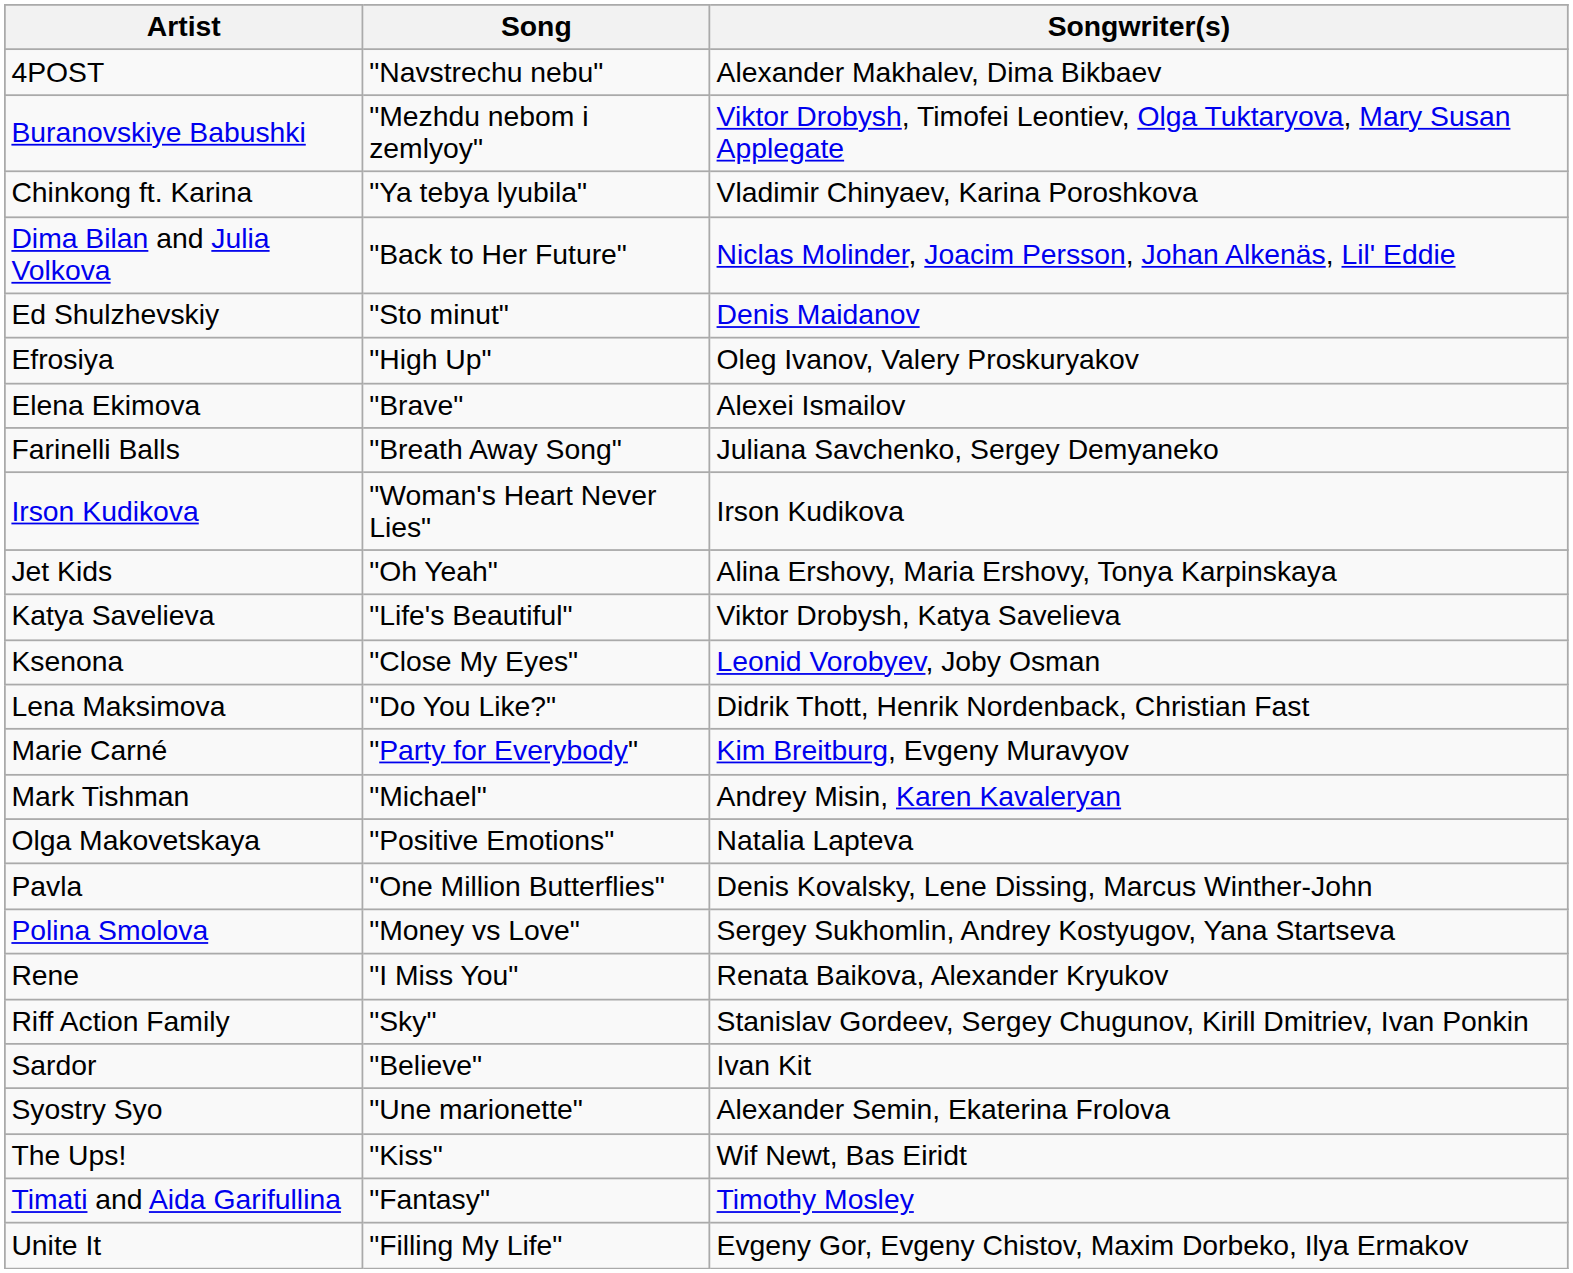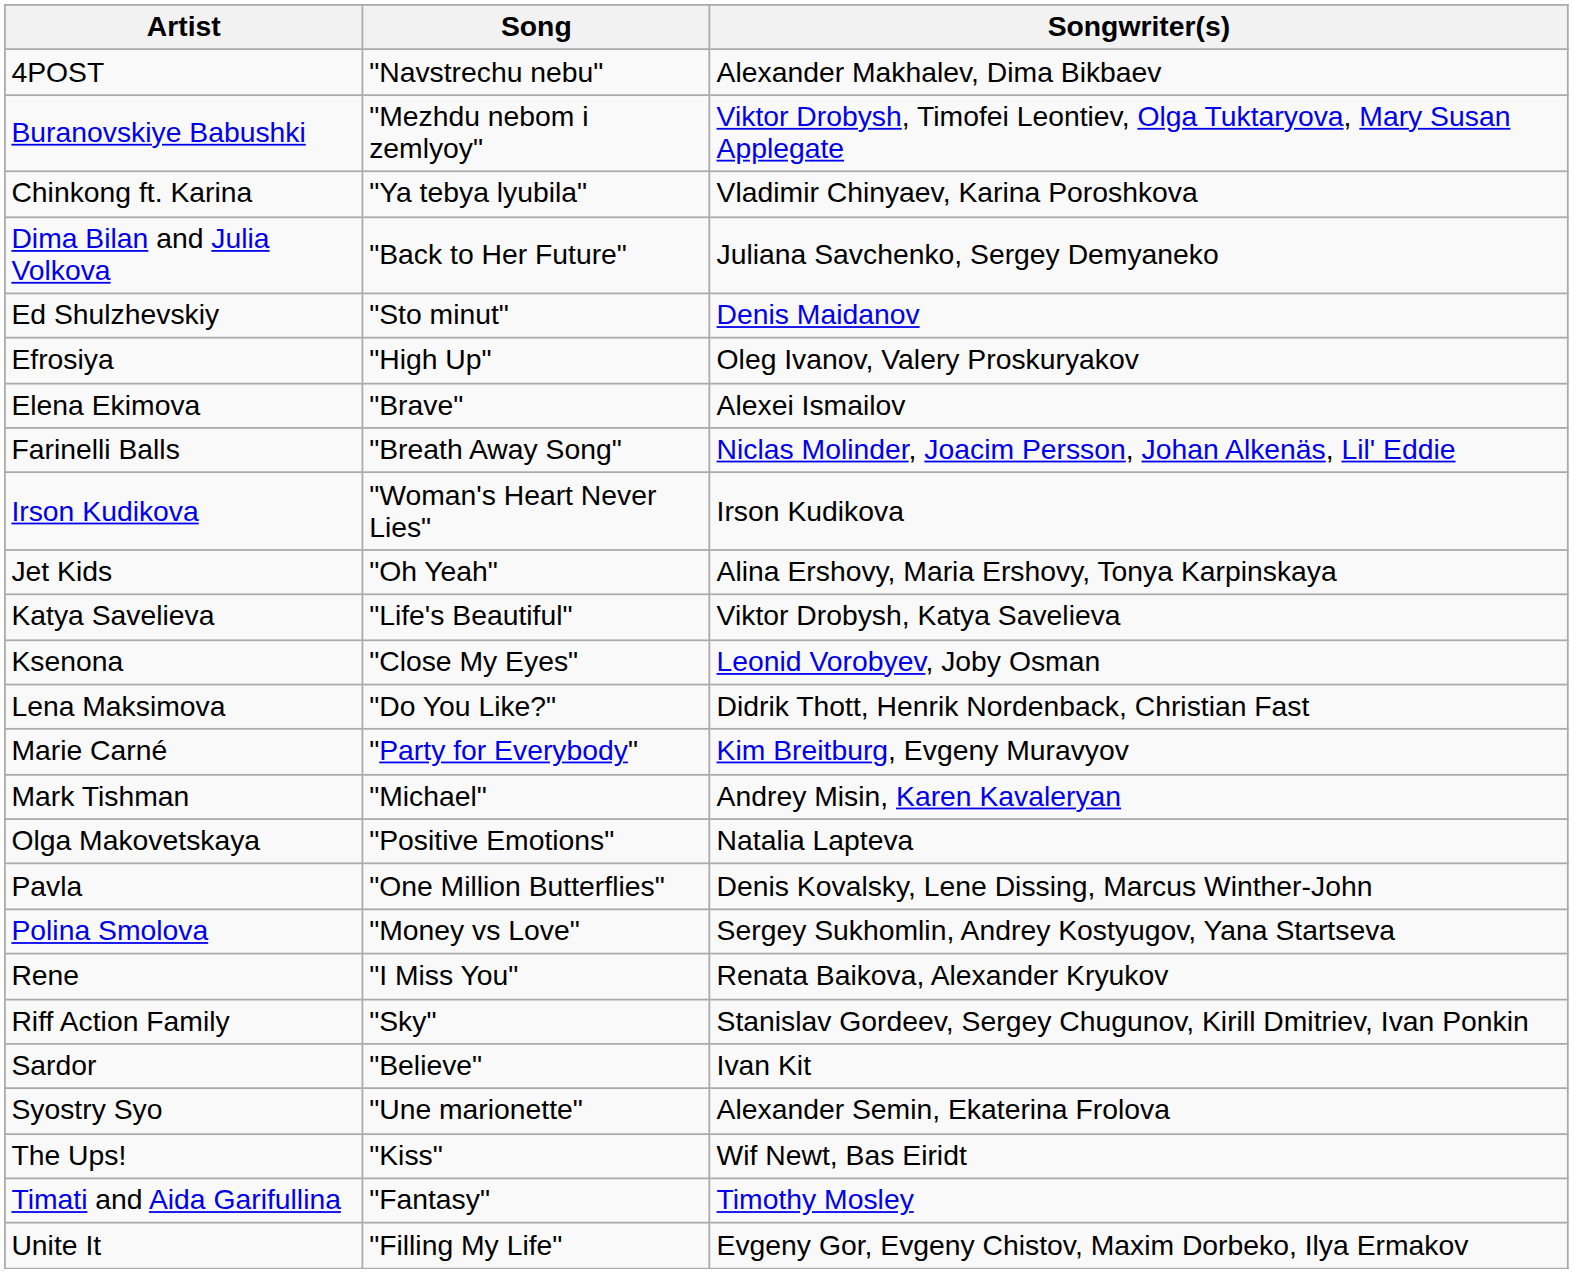(1086, 254) Niclas Molinder, Joacim Persson, Johan Alkenäs, Lil' Eddie -> (968, 254) Juliana Savchenko, Sergey Demyaneko
(968, 449) Juliana Savchenko, Sergey Demyaneko -> (1086, 449) Niclas Molinder, Joacim Persson, Johan Alkenäs, Lil' Eddie
